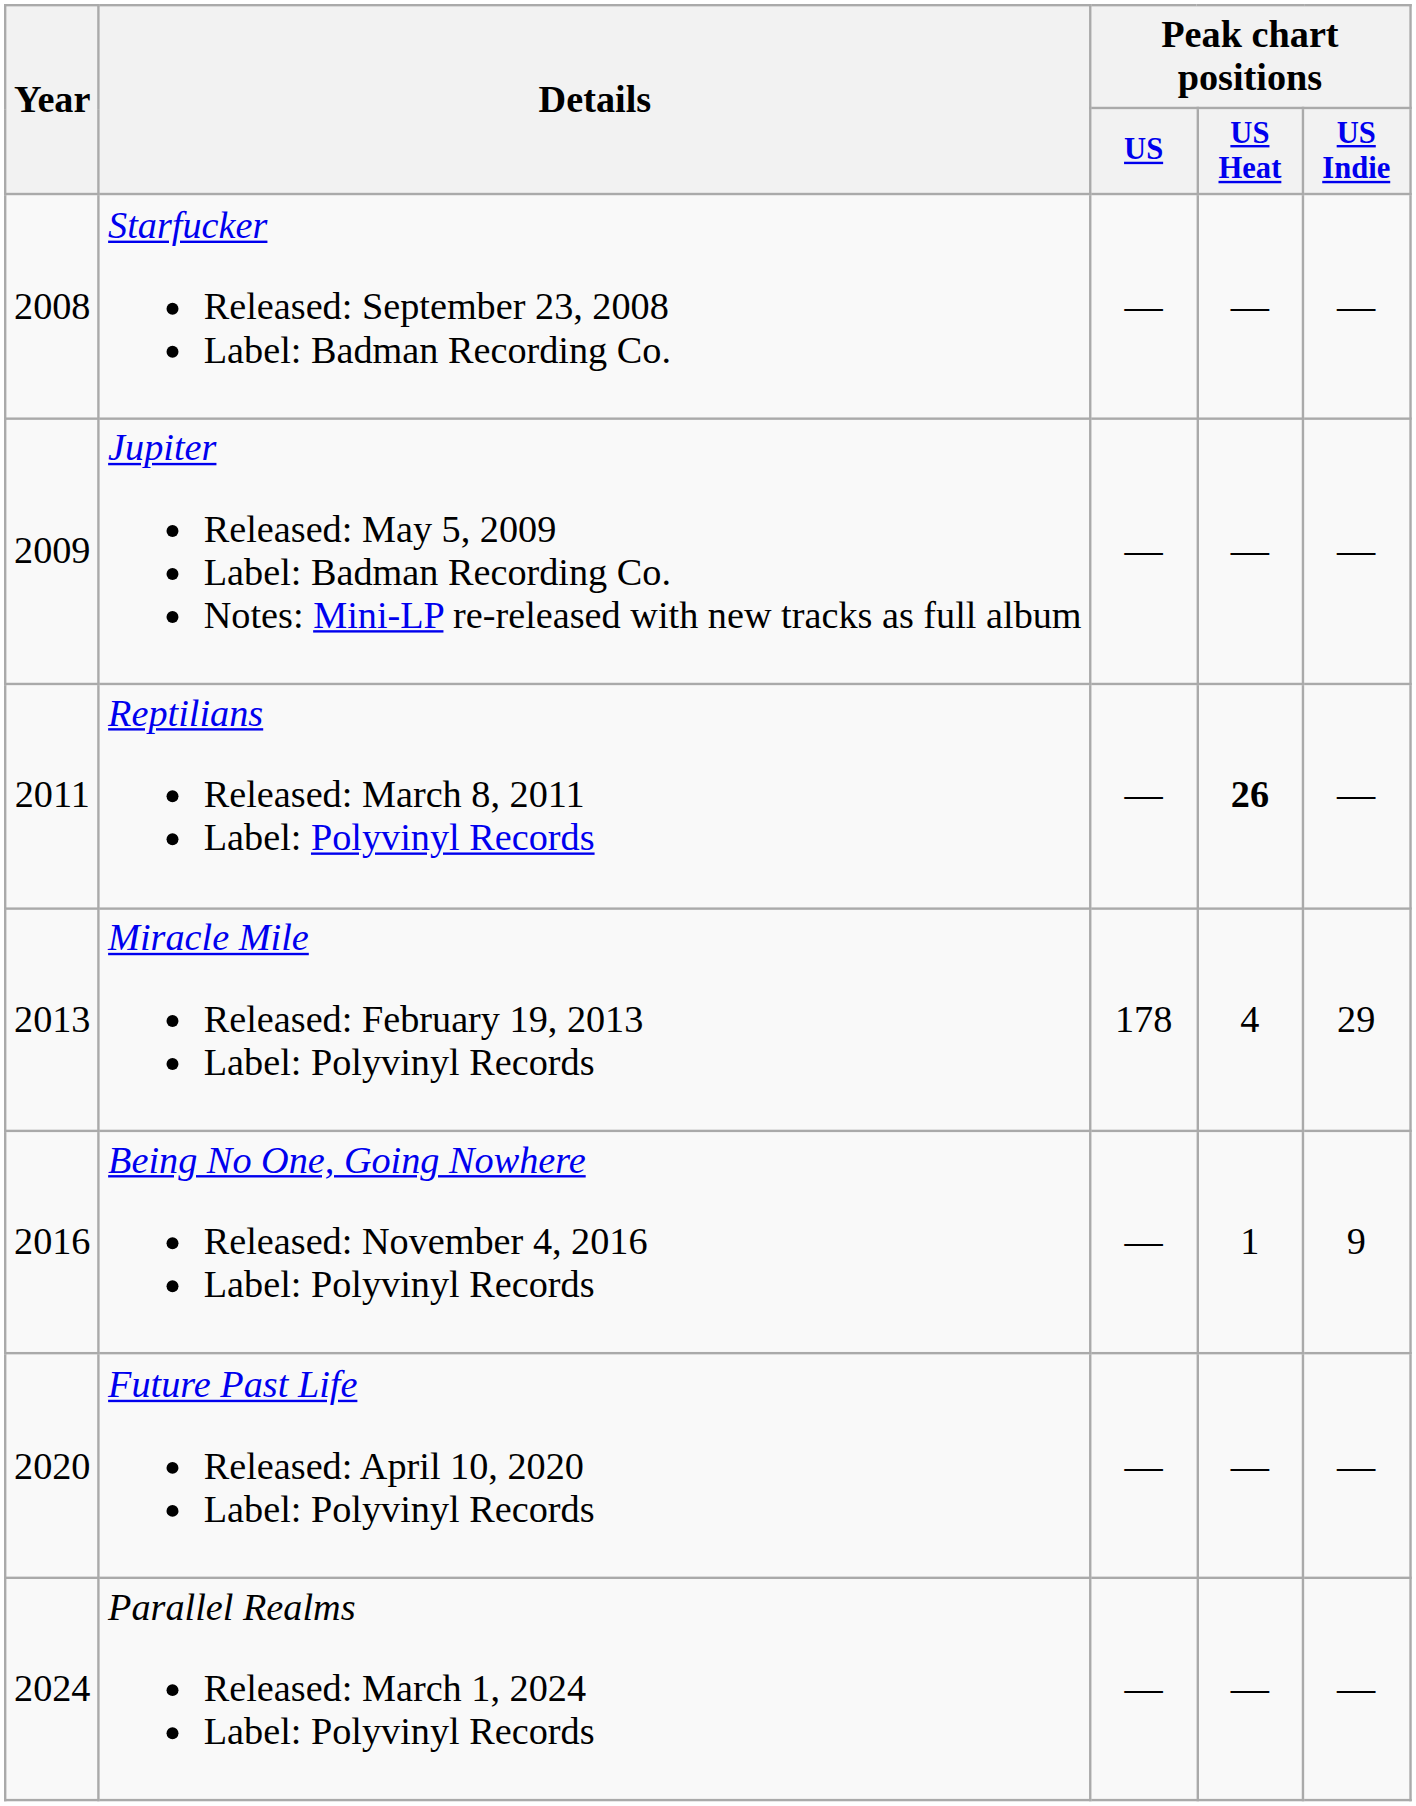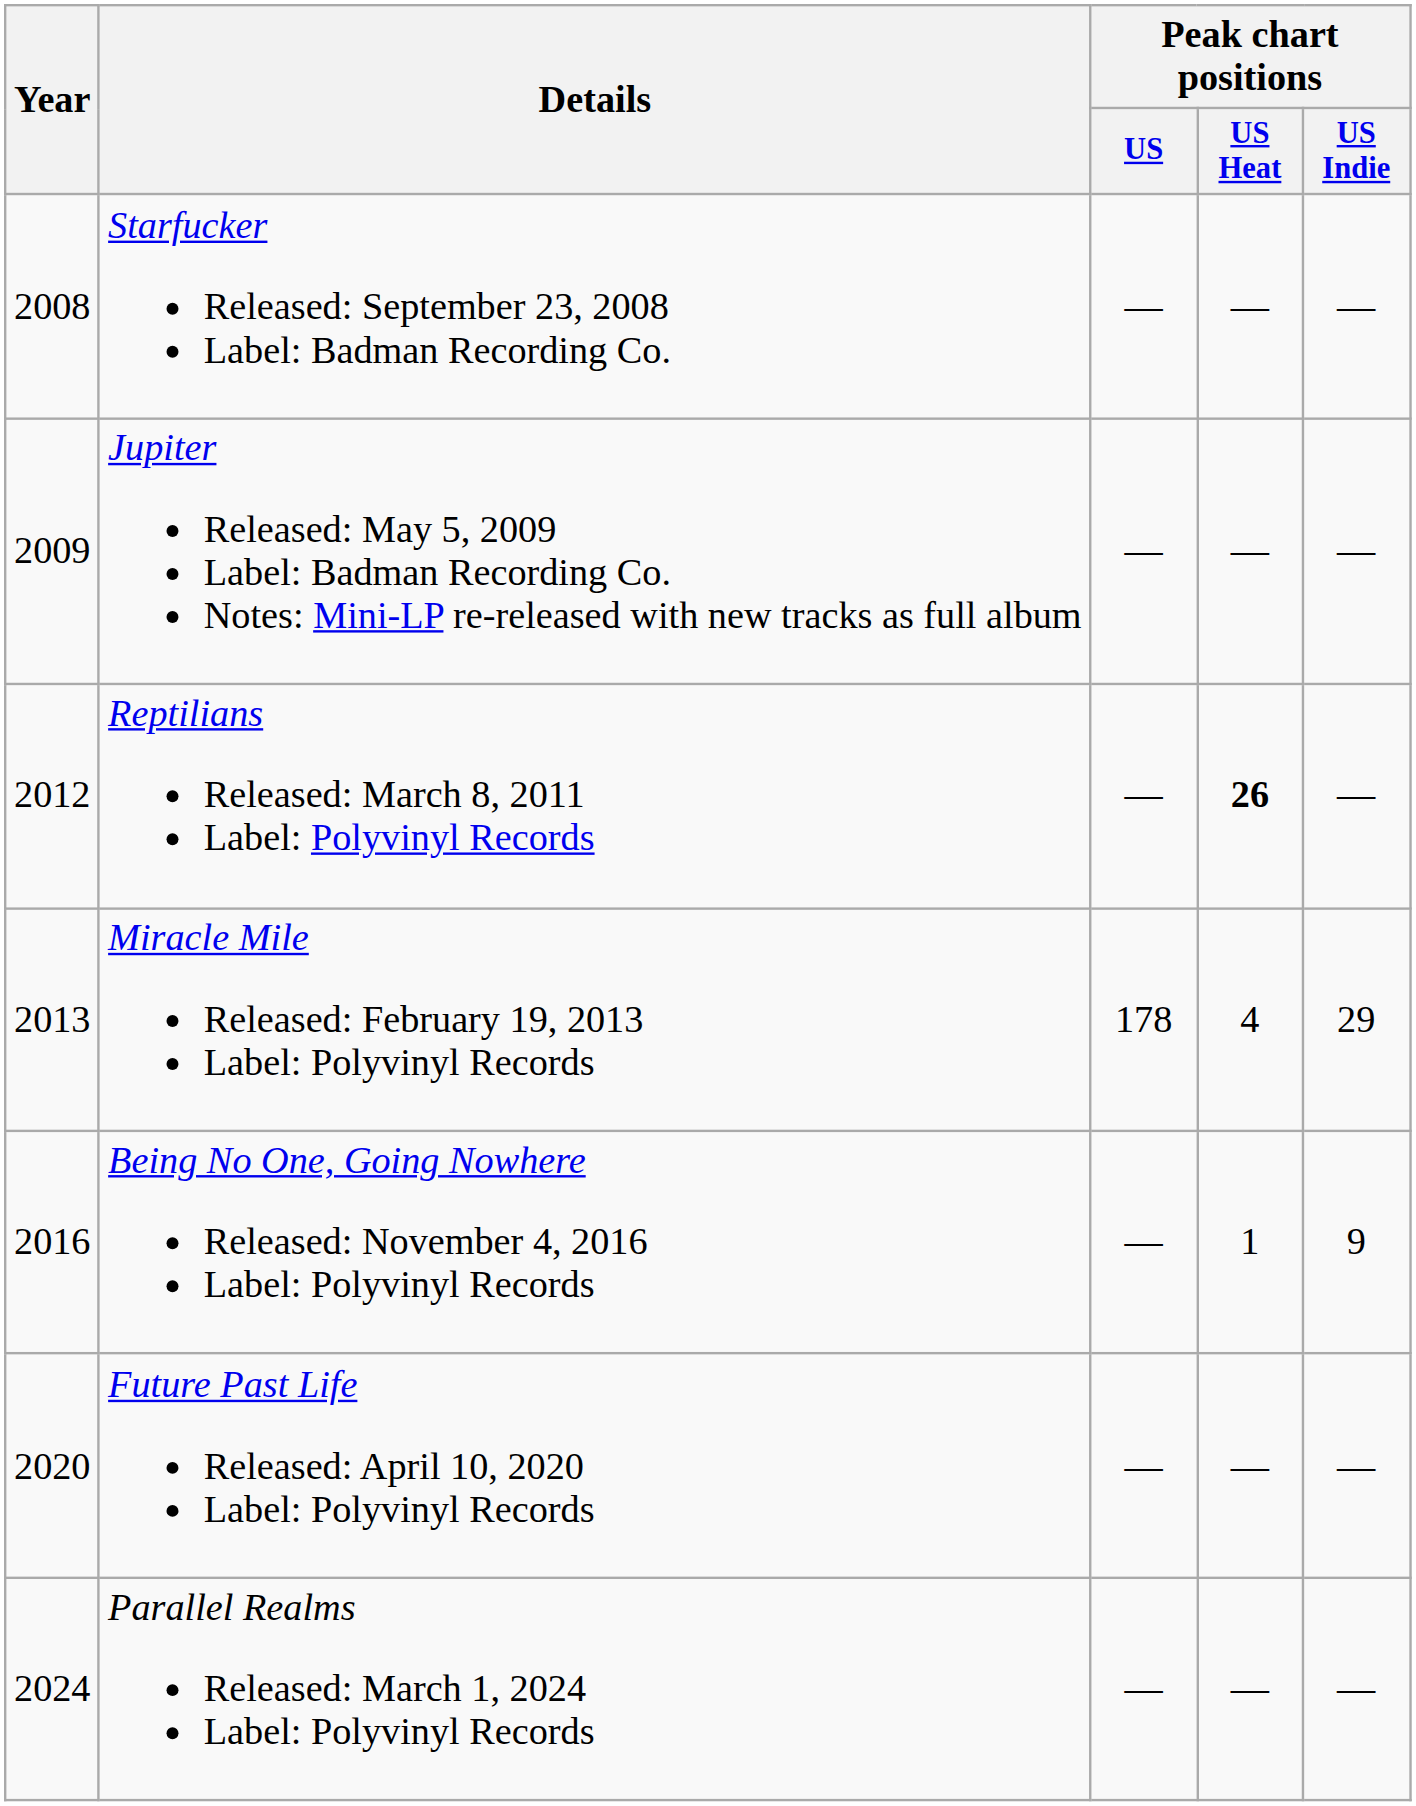(52, 795) 2011 -> (52, 795) 2012
